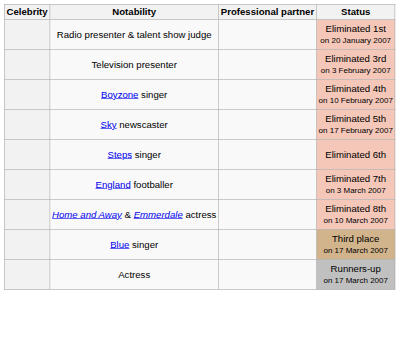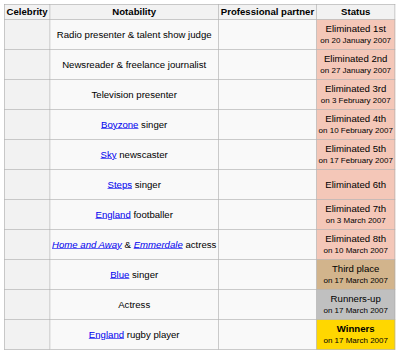+ row: (134, 64)
+ row: (134, 334)
